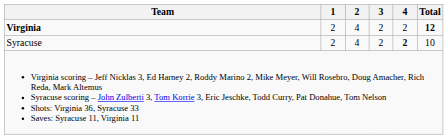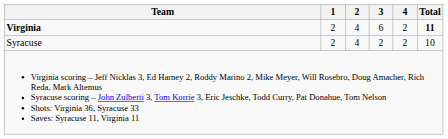(381, 27) 2 -> (381, 27) 6
(430, 27) 12 -> (430, 27) 11
(405, 43) bold -> (405, 43) normal
